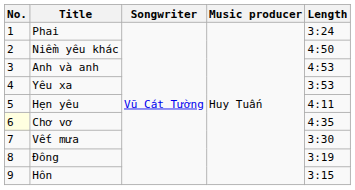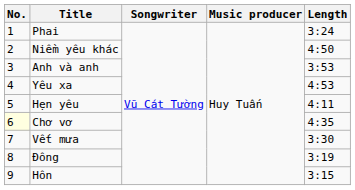(321, 67) 4:53 -> (321, 67) 3:53
(321, 85) 3:53 -> (321, 85) 4:53
